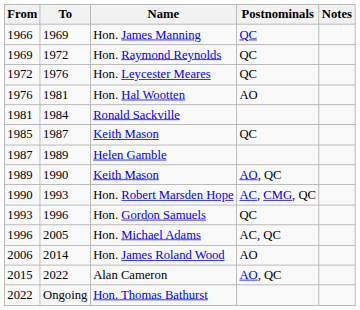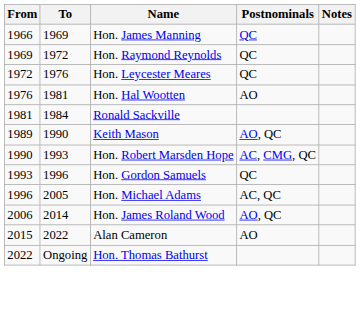- row: (20, 134)
- row: (20, 154)
(249, 255) AO -> (260, 214) AO, QC
(260, 275) AO, QC -> (249, 235) AO
